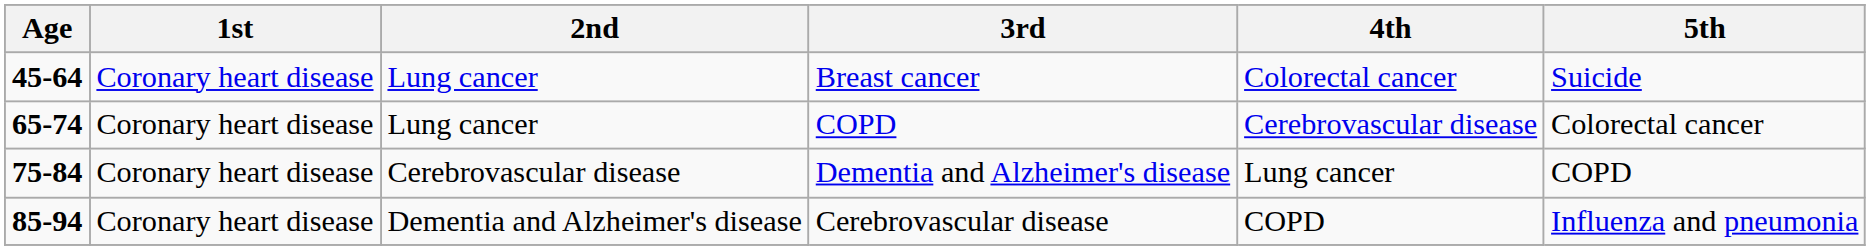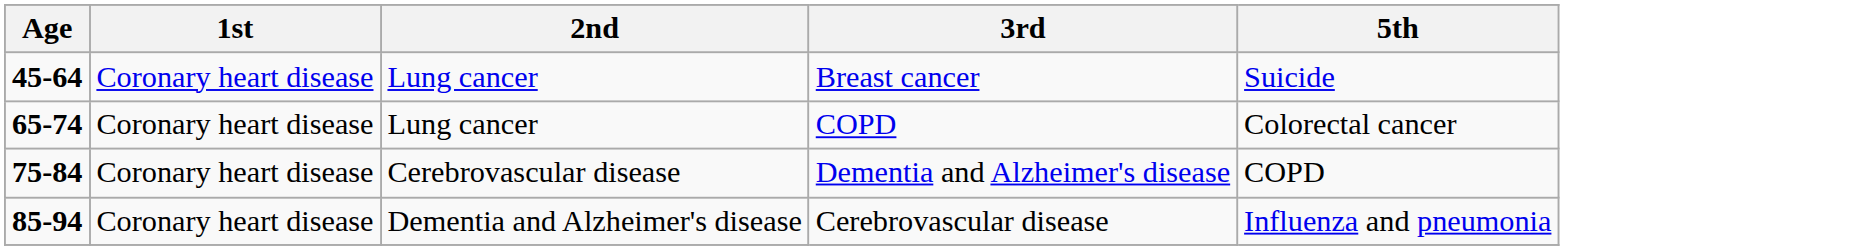- column: (1391, 28)
